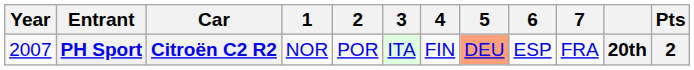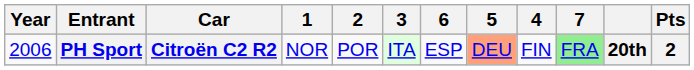columns swapped: (440, 19) <-> (533, 19)
(30, 49) 2007 -> (30, 49) 2006
(580, 49) no background -> (580, 49) lightgreen background
